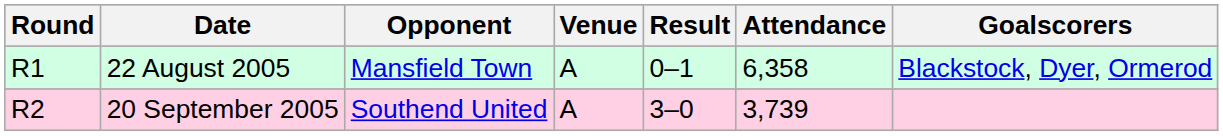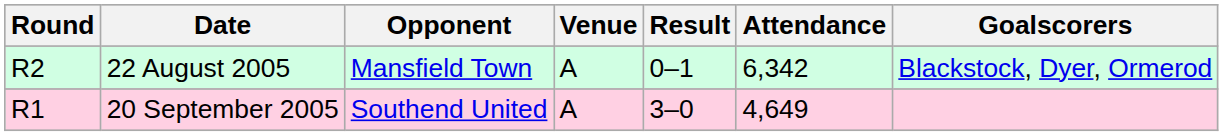(28, 67) R1 -> (28, 67) R2
(775, 67) 6,358 -> (775, 67) 6,342
(28, 109) R2 -> (28, 109) R1
(775, 109) 3,739 -> (775, 109) 4,649
